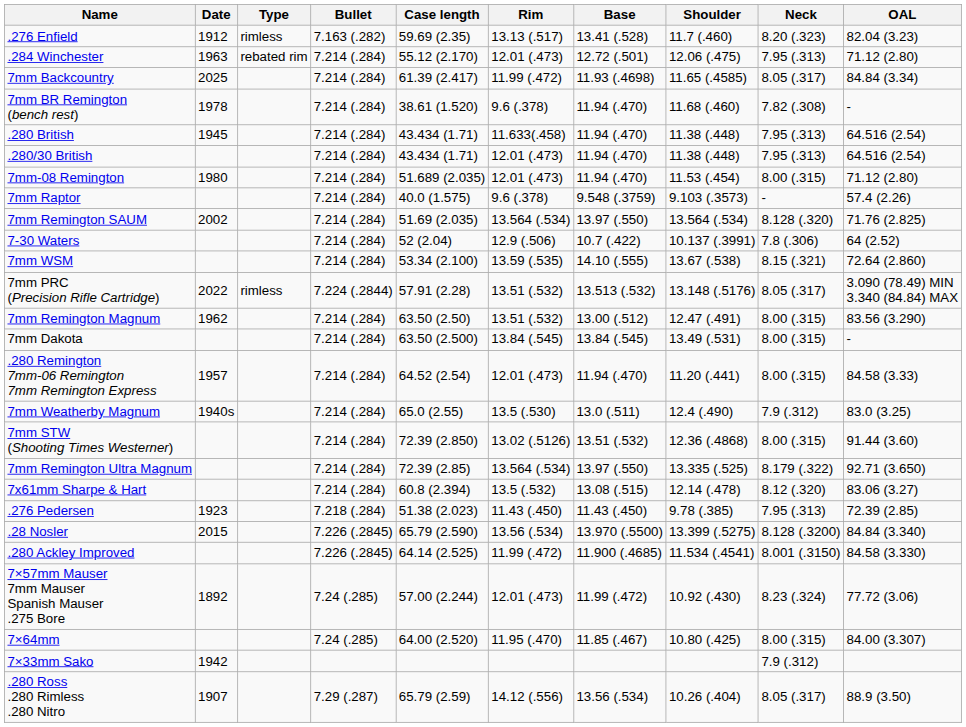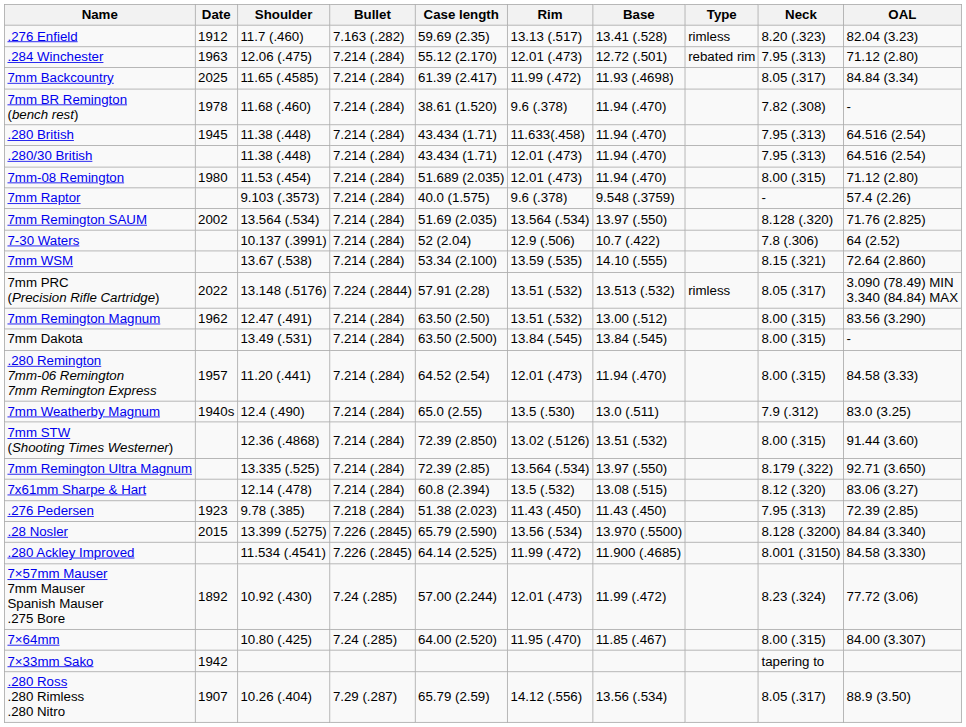columns swapped: (274, 15) <-> (712, 15)
(790, 661) 7.9 (.312) -> (793, 661) tapering to
